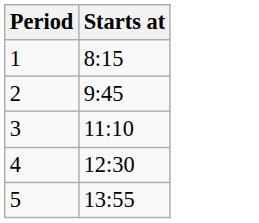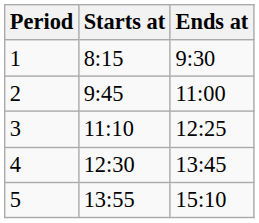+ column: (212, 22)
